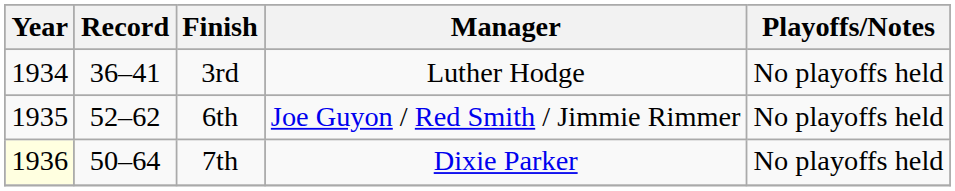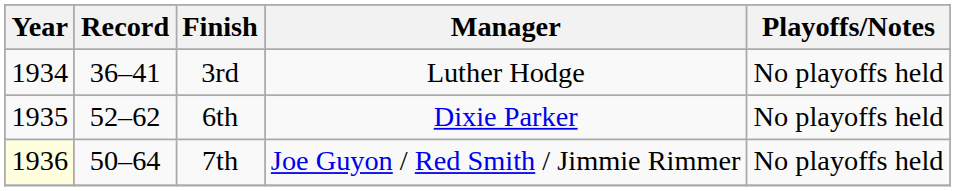(506, 116) Joe Guyon / Red Smith / Jimmie Rimmer -> (506, 116) Dixie Parker
(506, 161) Dixie Parker -> (506, 161) Joe Guyon / Red Smith / Jimmie Rimmer
